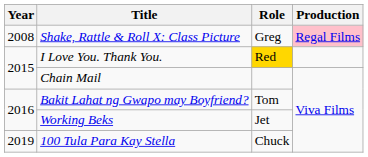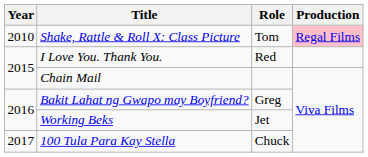(21, 36) 2008 -> (21, 36) 2010
(268, 36) Greg -> (267, 36) Tom
(265, 57) gold background -> (265, 57) no background
(267, 99) Tom -> (268, 99) Greg
(21, 141) 2019 -> (21, 141) 2017
